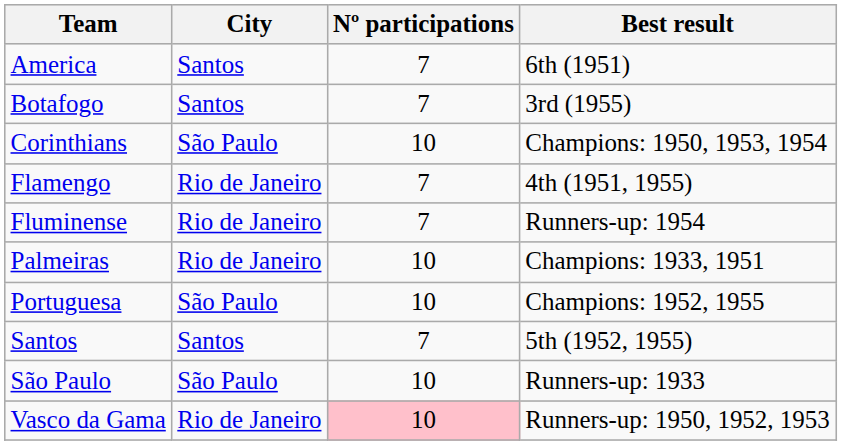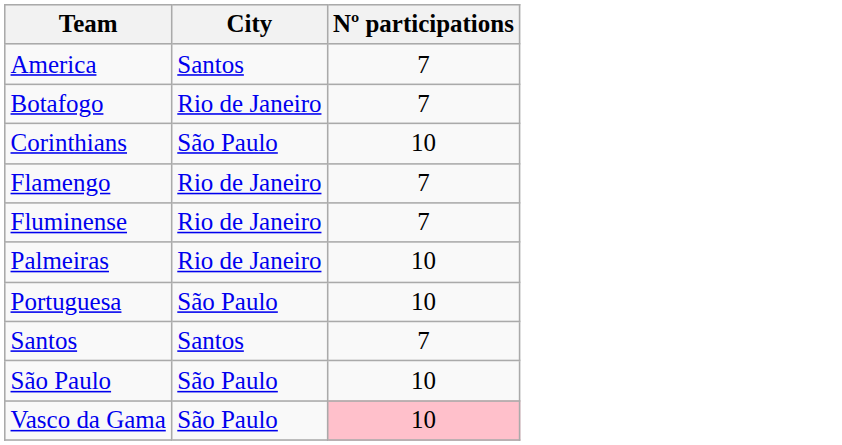- column: (678, 24)
(211, 103) Santos -> (249, 103) Rio de Janeiro
(249, 420) Rio de Janeiro -> (228, 420) São Paulo
